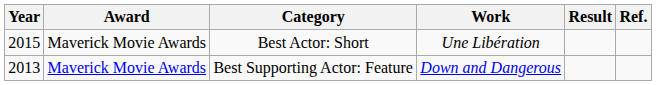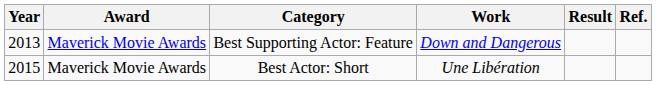rows swapped: (313, 67) <-> (313, 42)
